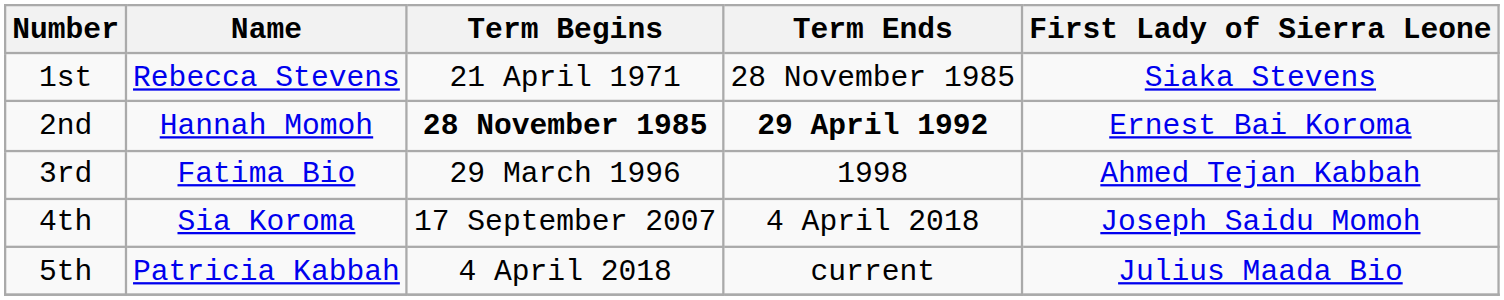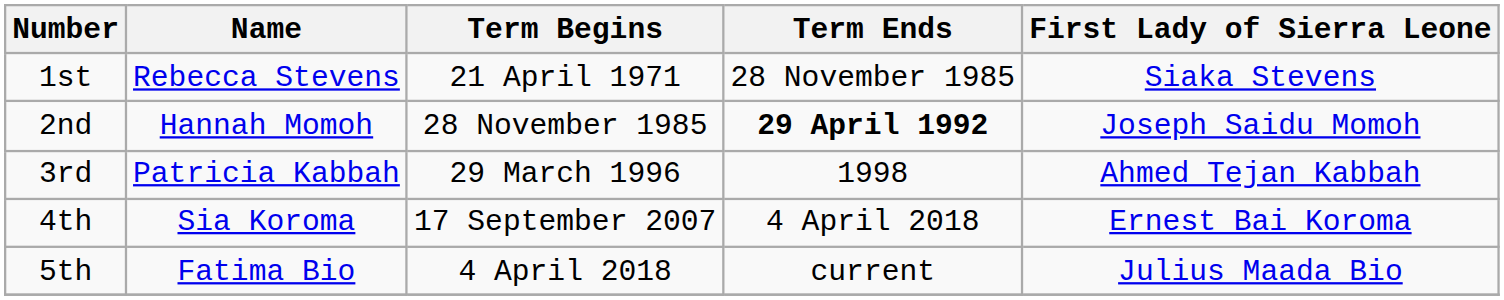(565, 126) bold -> (565, 126) normal
(1260, 126) Ernest Bai Koroma -> (1260, 126) Joseph Saidu Momoh
(266, 174) Fatima Bio -> (266, 174) Patricia Kabbah
(1260, 223) Joseph Saidu Momoh -> (1260, 223) Ernest Bai Koroma
(266, 271) Patricia Kabbah -> (266, 271) Fatima Bio
